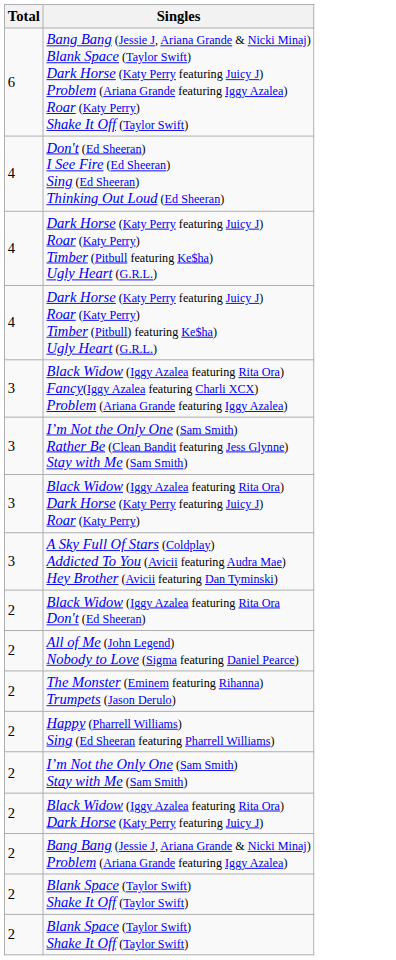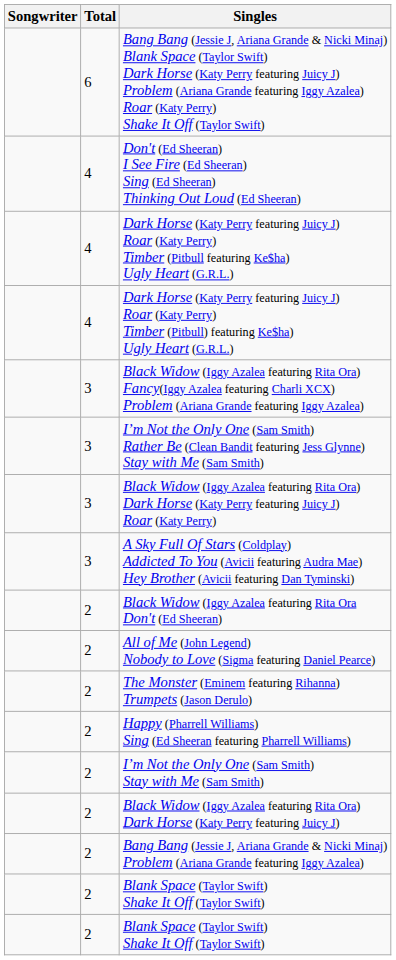+ column: (43, 15)
